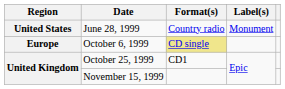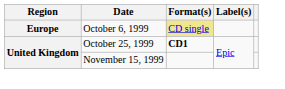- row: (111, 28)
(178, 60) normal -> (178, 44) bold
